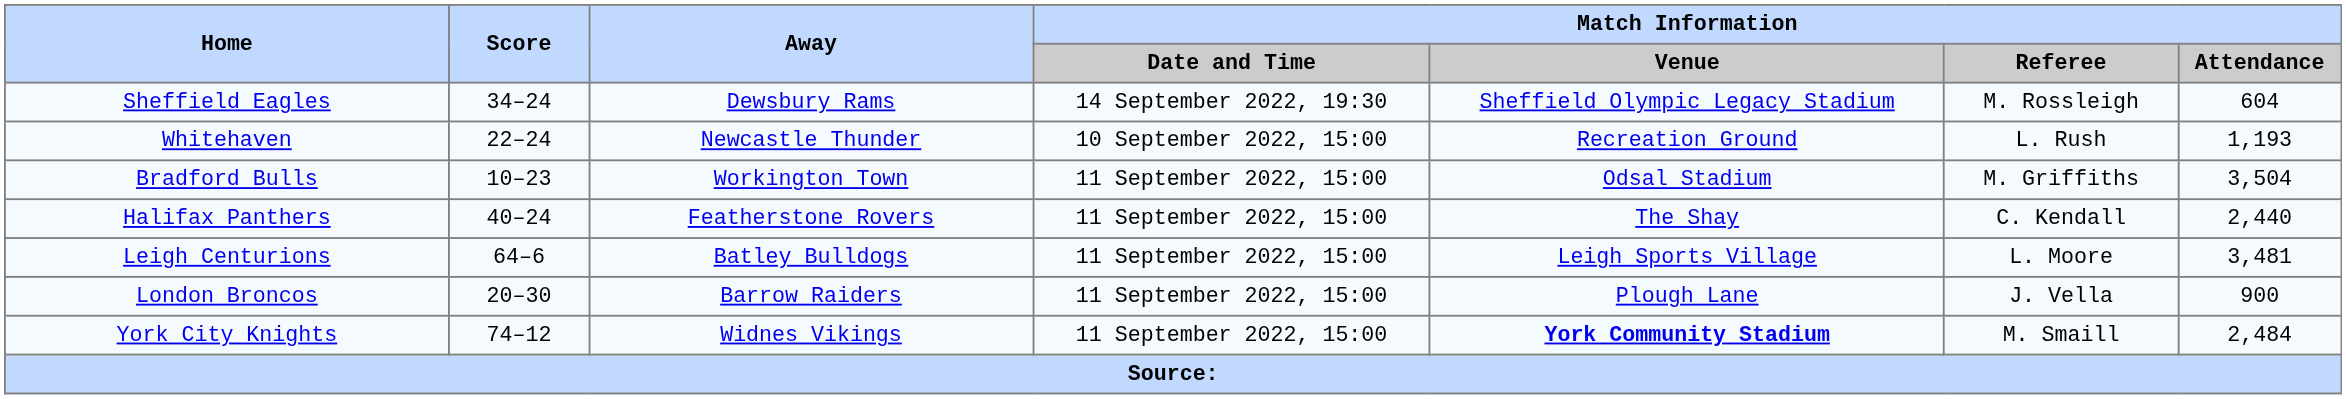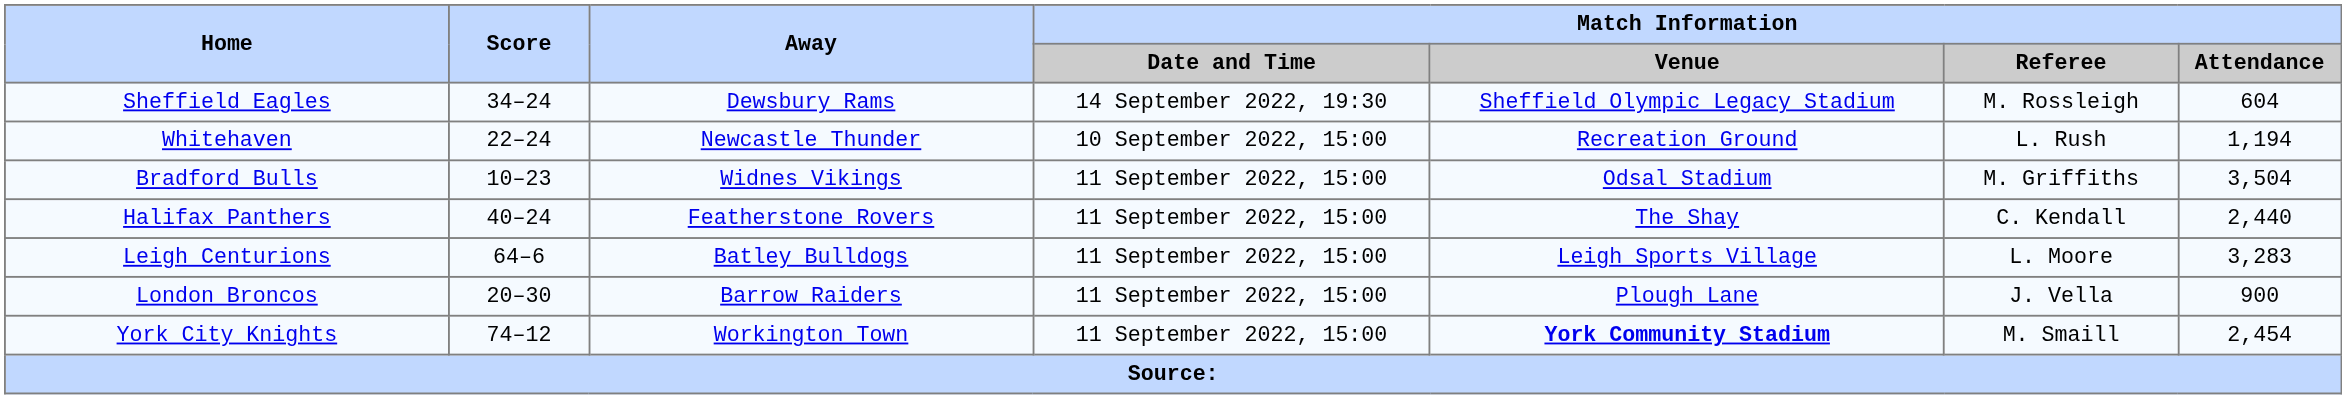(2260, 141) 1,193 -> (2260, 141) 1,194
(811, 180) Workington Town -> (811, 180) Widnes Vikings
(2260, 257) 3,481 -> (2260, 257) 3,283
(811, 335) Widnes Vikings -> (811, 335) Workington Town
(2260, 335) 2,484 -> (2260, 335) 2,454
